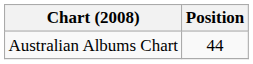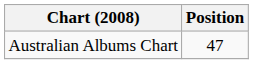(215, 44) 44 -> (215, 44) 47
